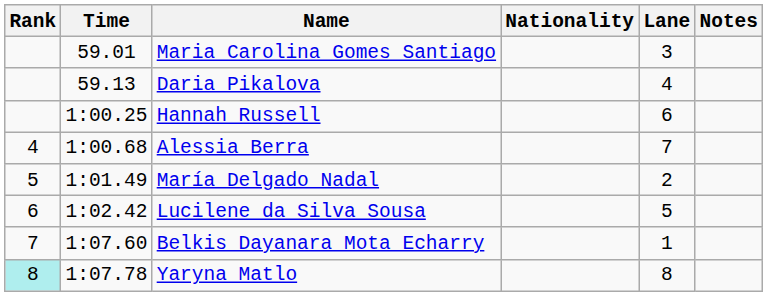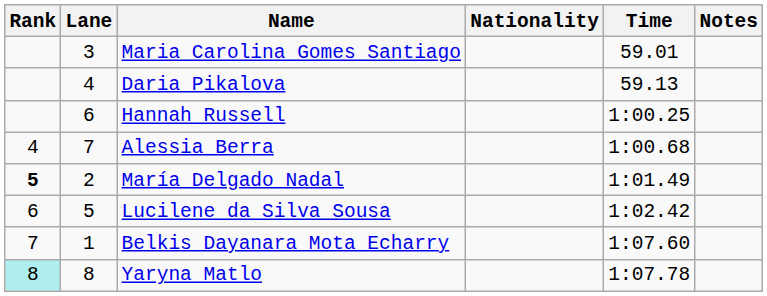columns swapped: (667, 21) <-> (106, 21)
(33, 180) normal -> (33, 180) bold
